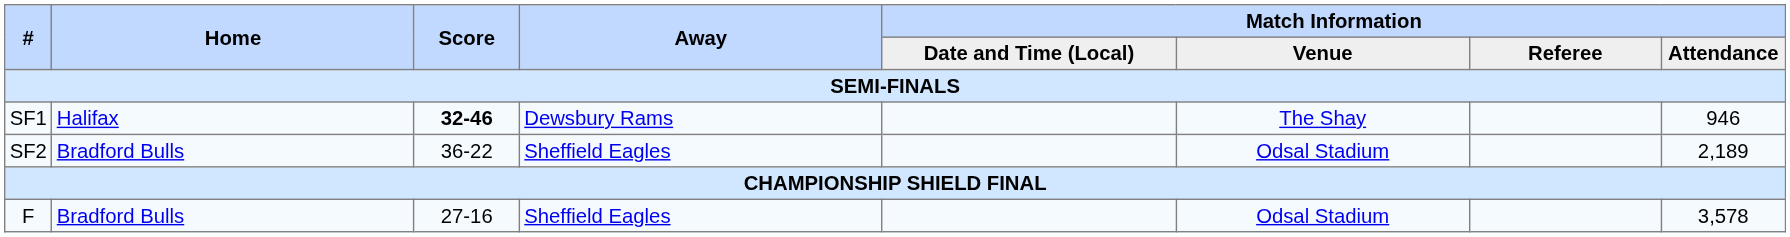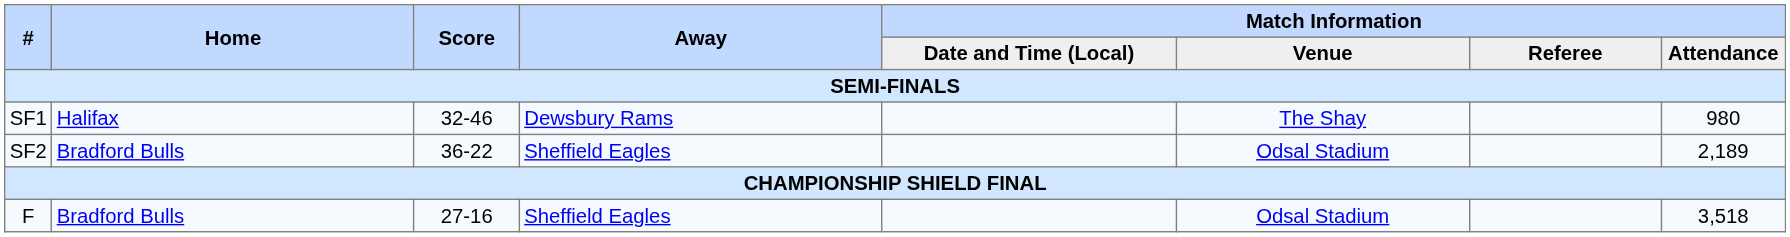(467, 118) bold -> (467, 118) normal
(1723, 118) 946 -> (1723, 118) 980
(1723, 216) 3,578 -> (1723, 216) 3,518
